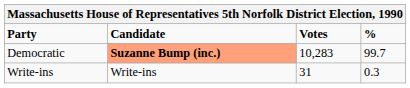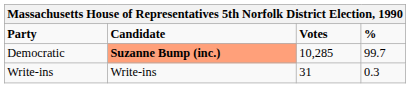(316, 53) 10,283 -> (316, 53) 10,285
